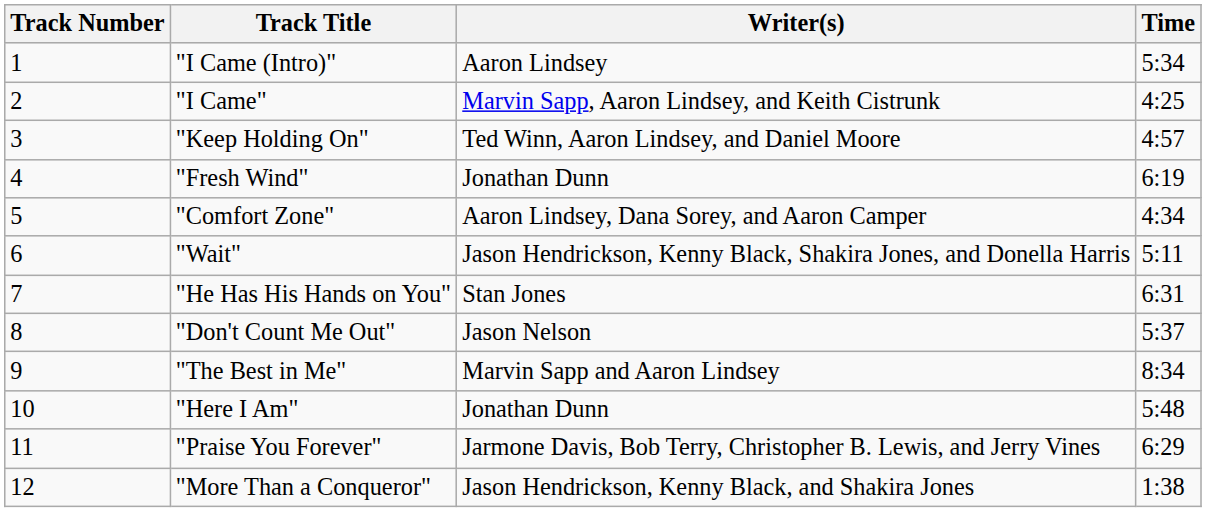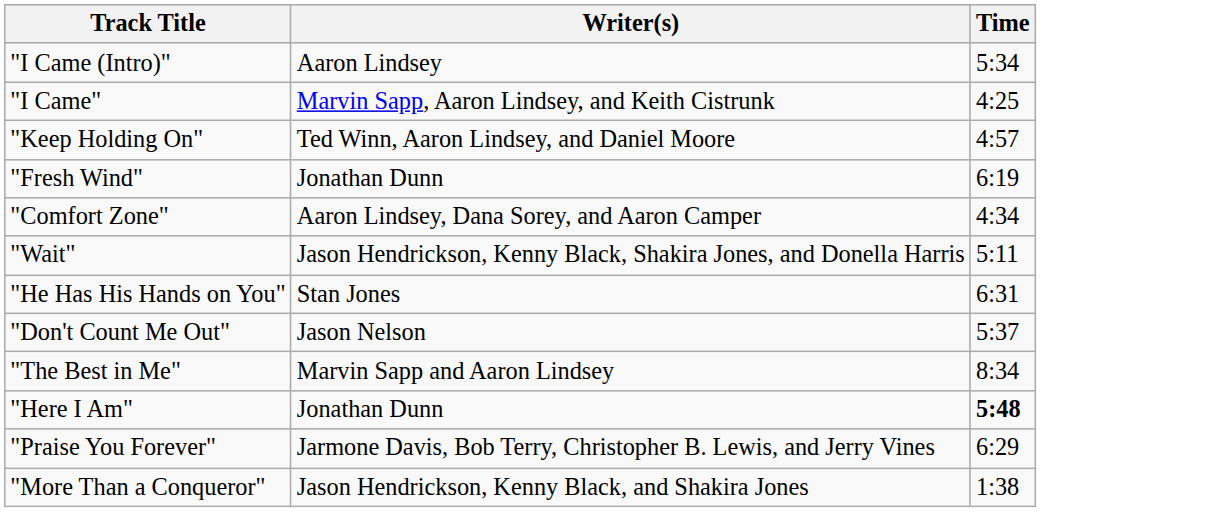- column: (87, 23)
(1163, 409) normal -> (998, 409) bold
